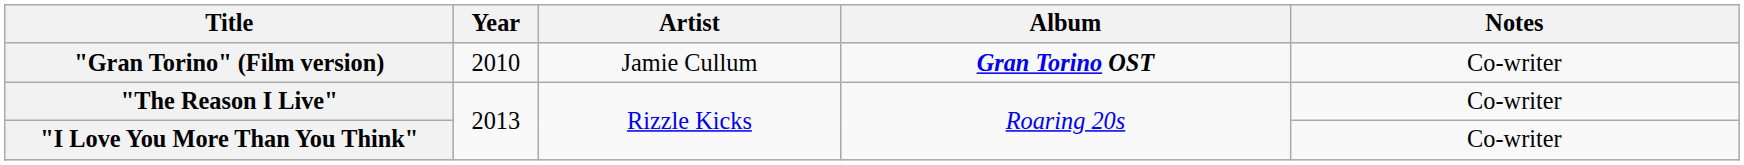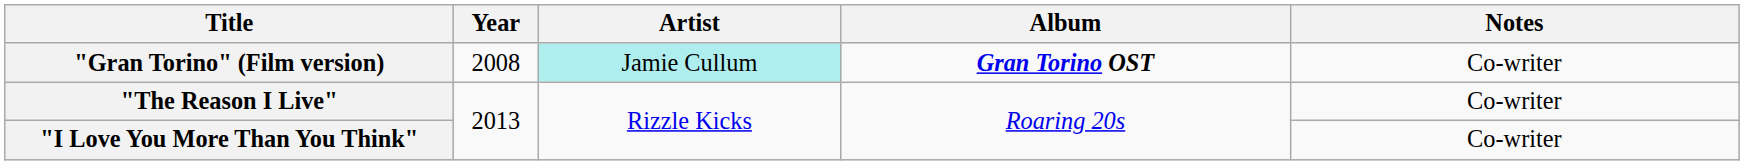(496, 62) 2010 -> (496, 62) 2008
(689, 62) no background -> (689, 62) paleturquoise background
